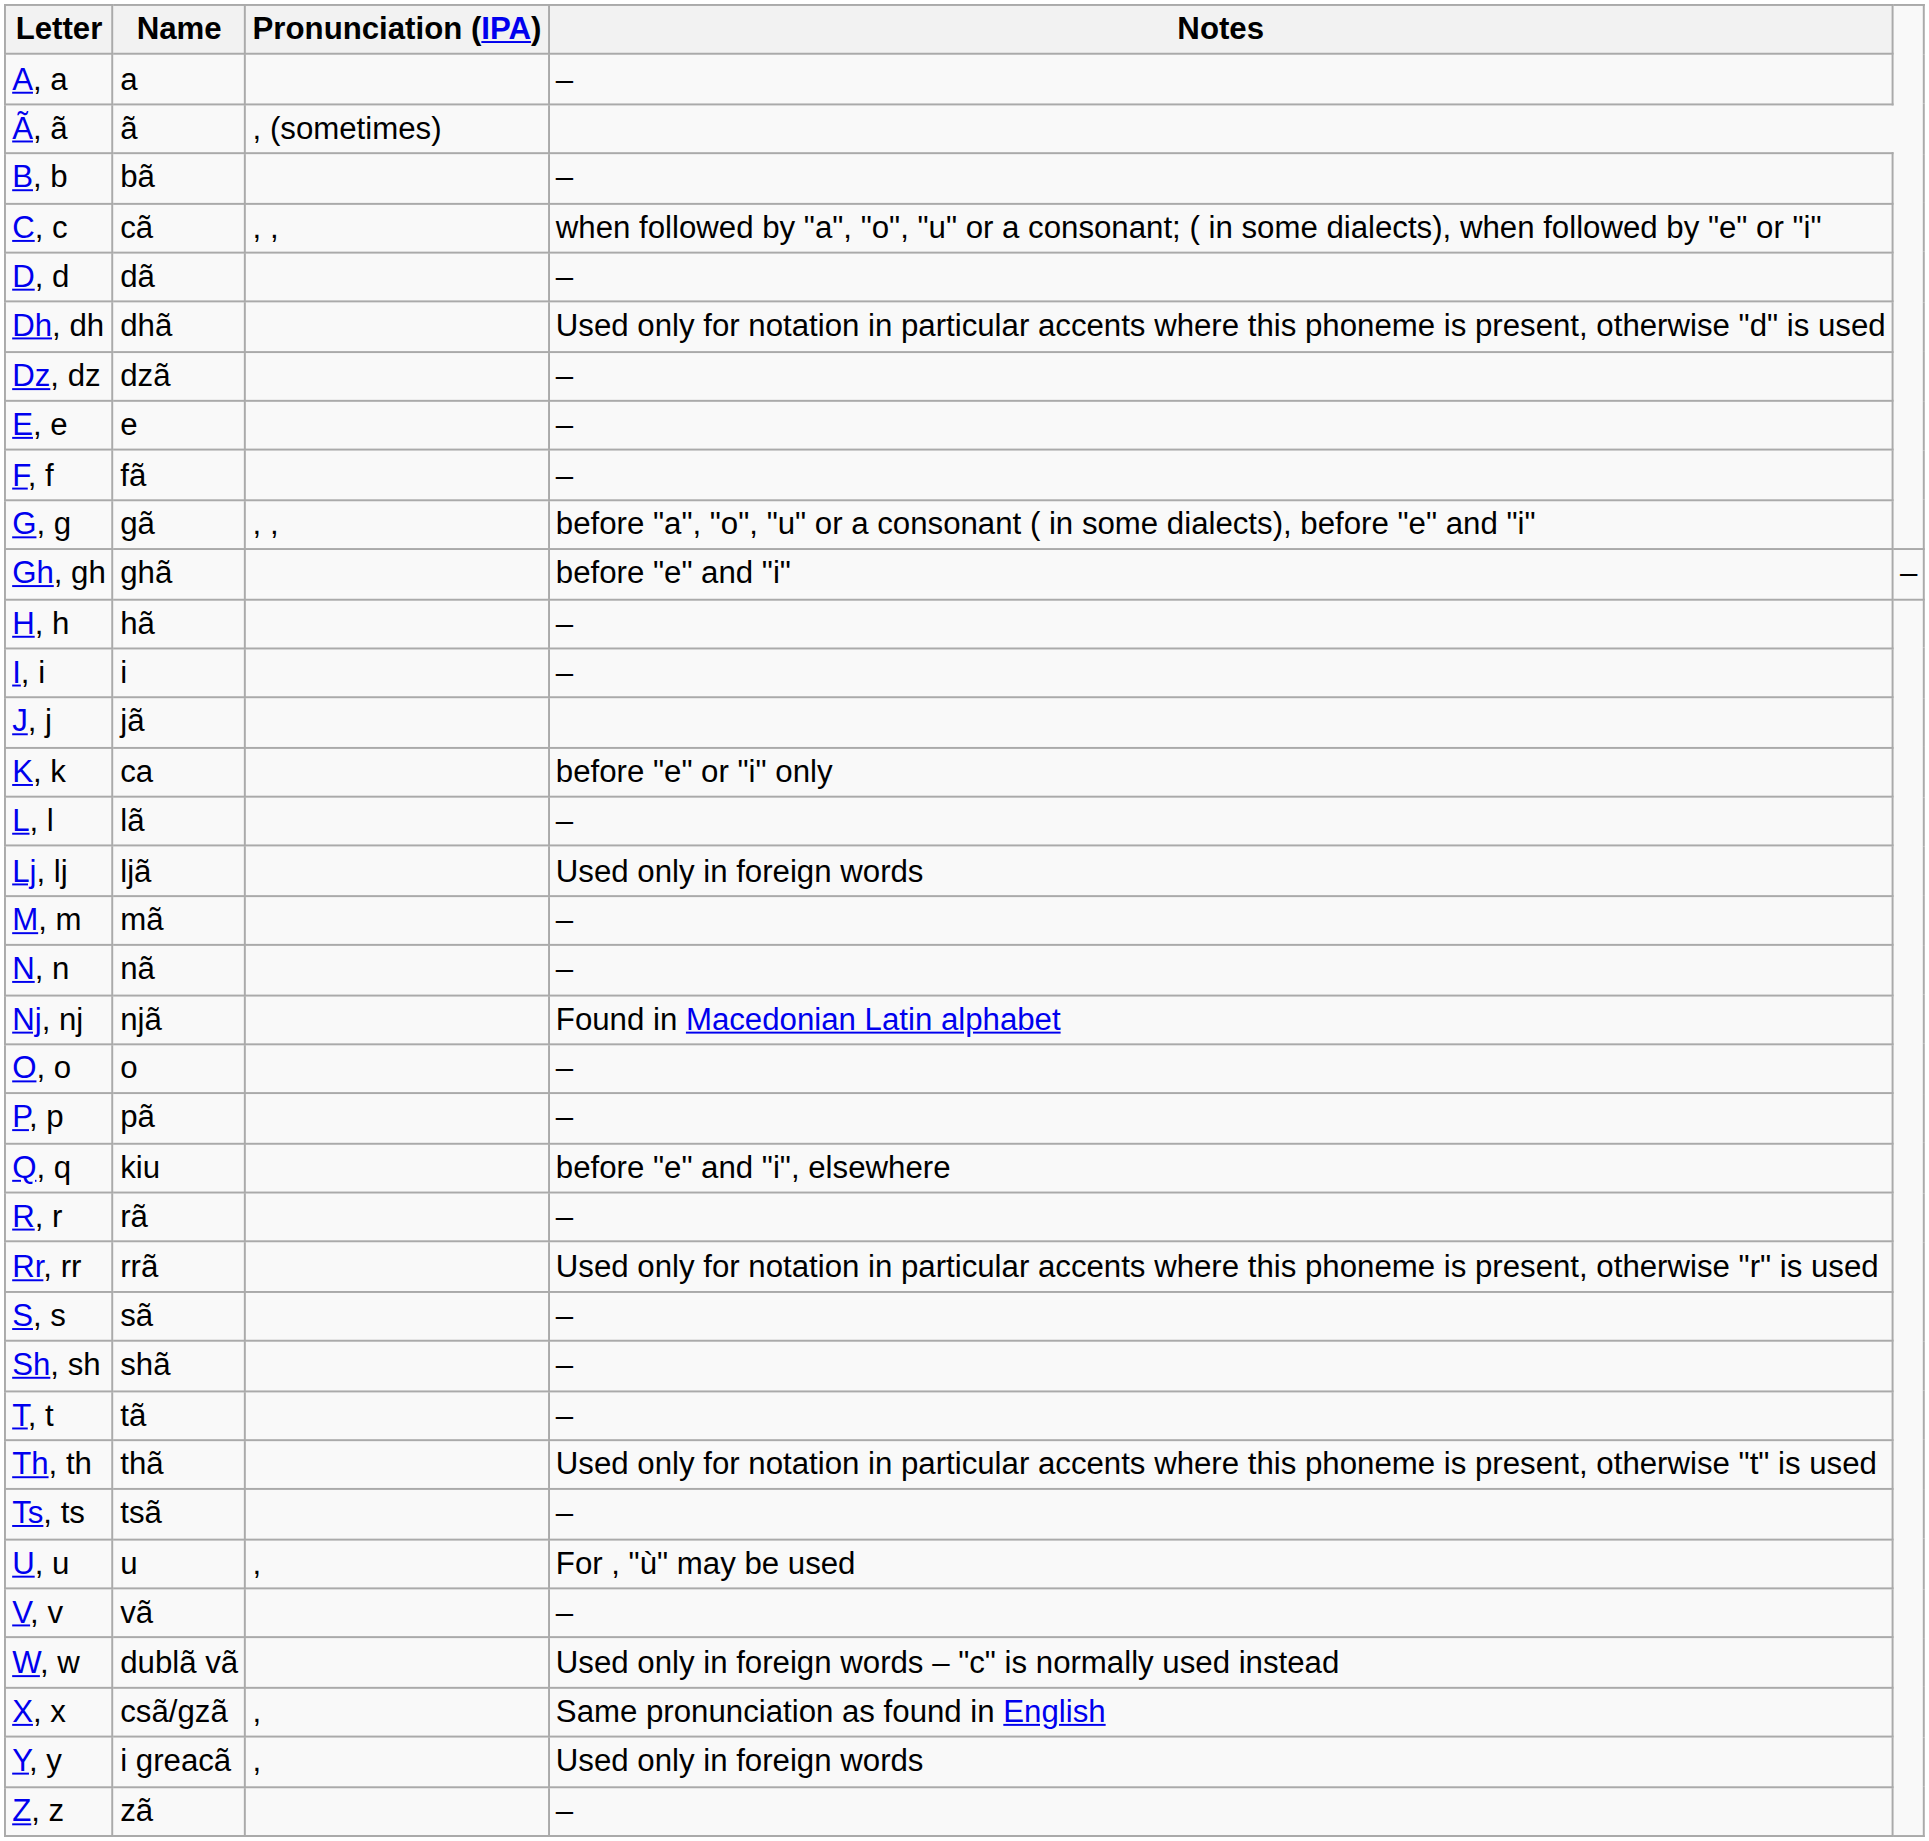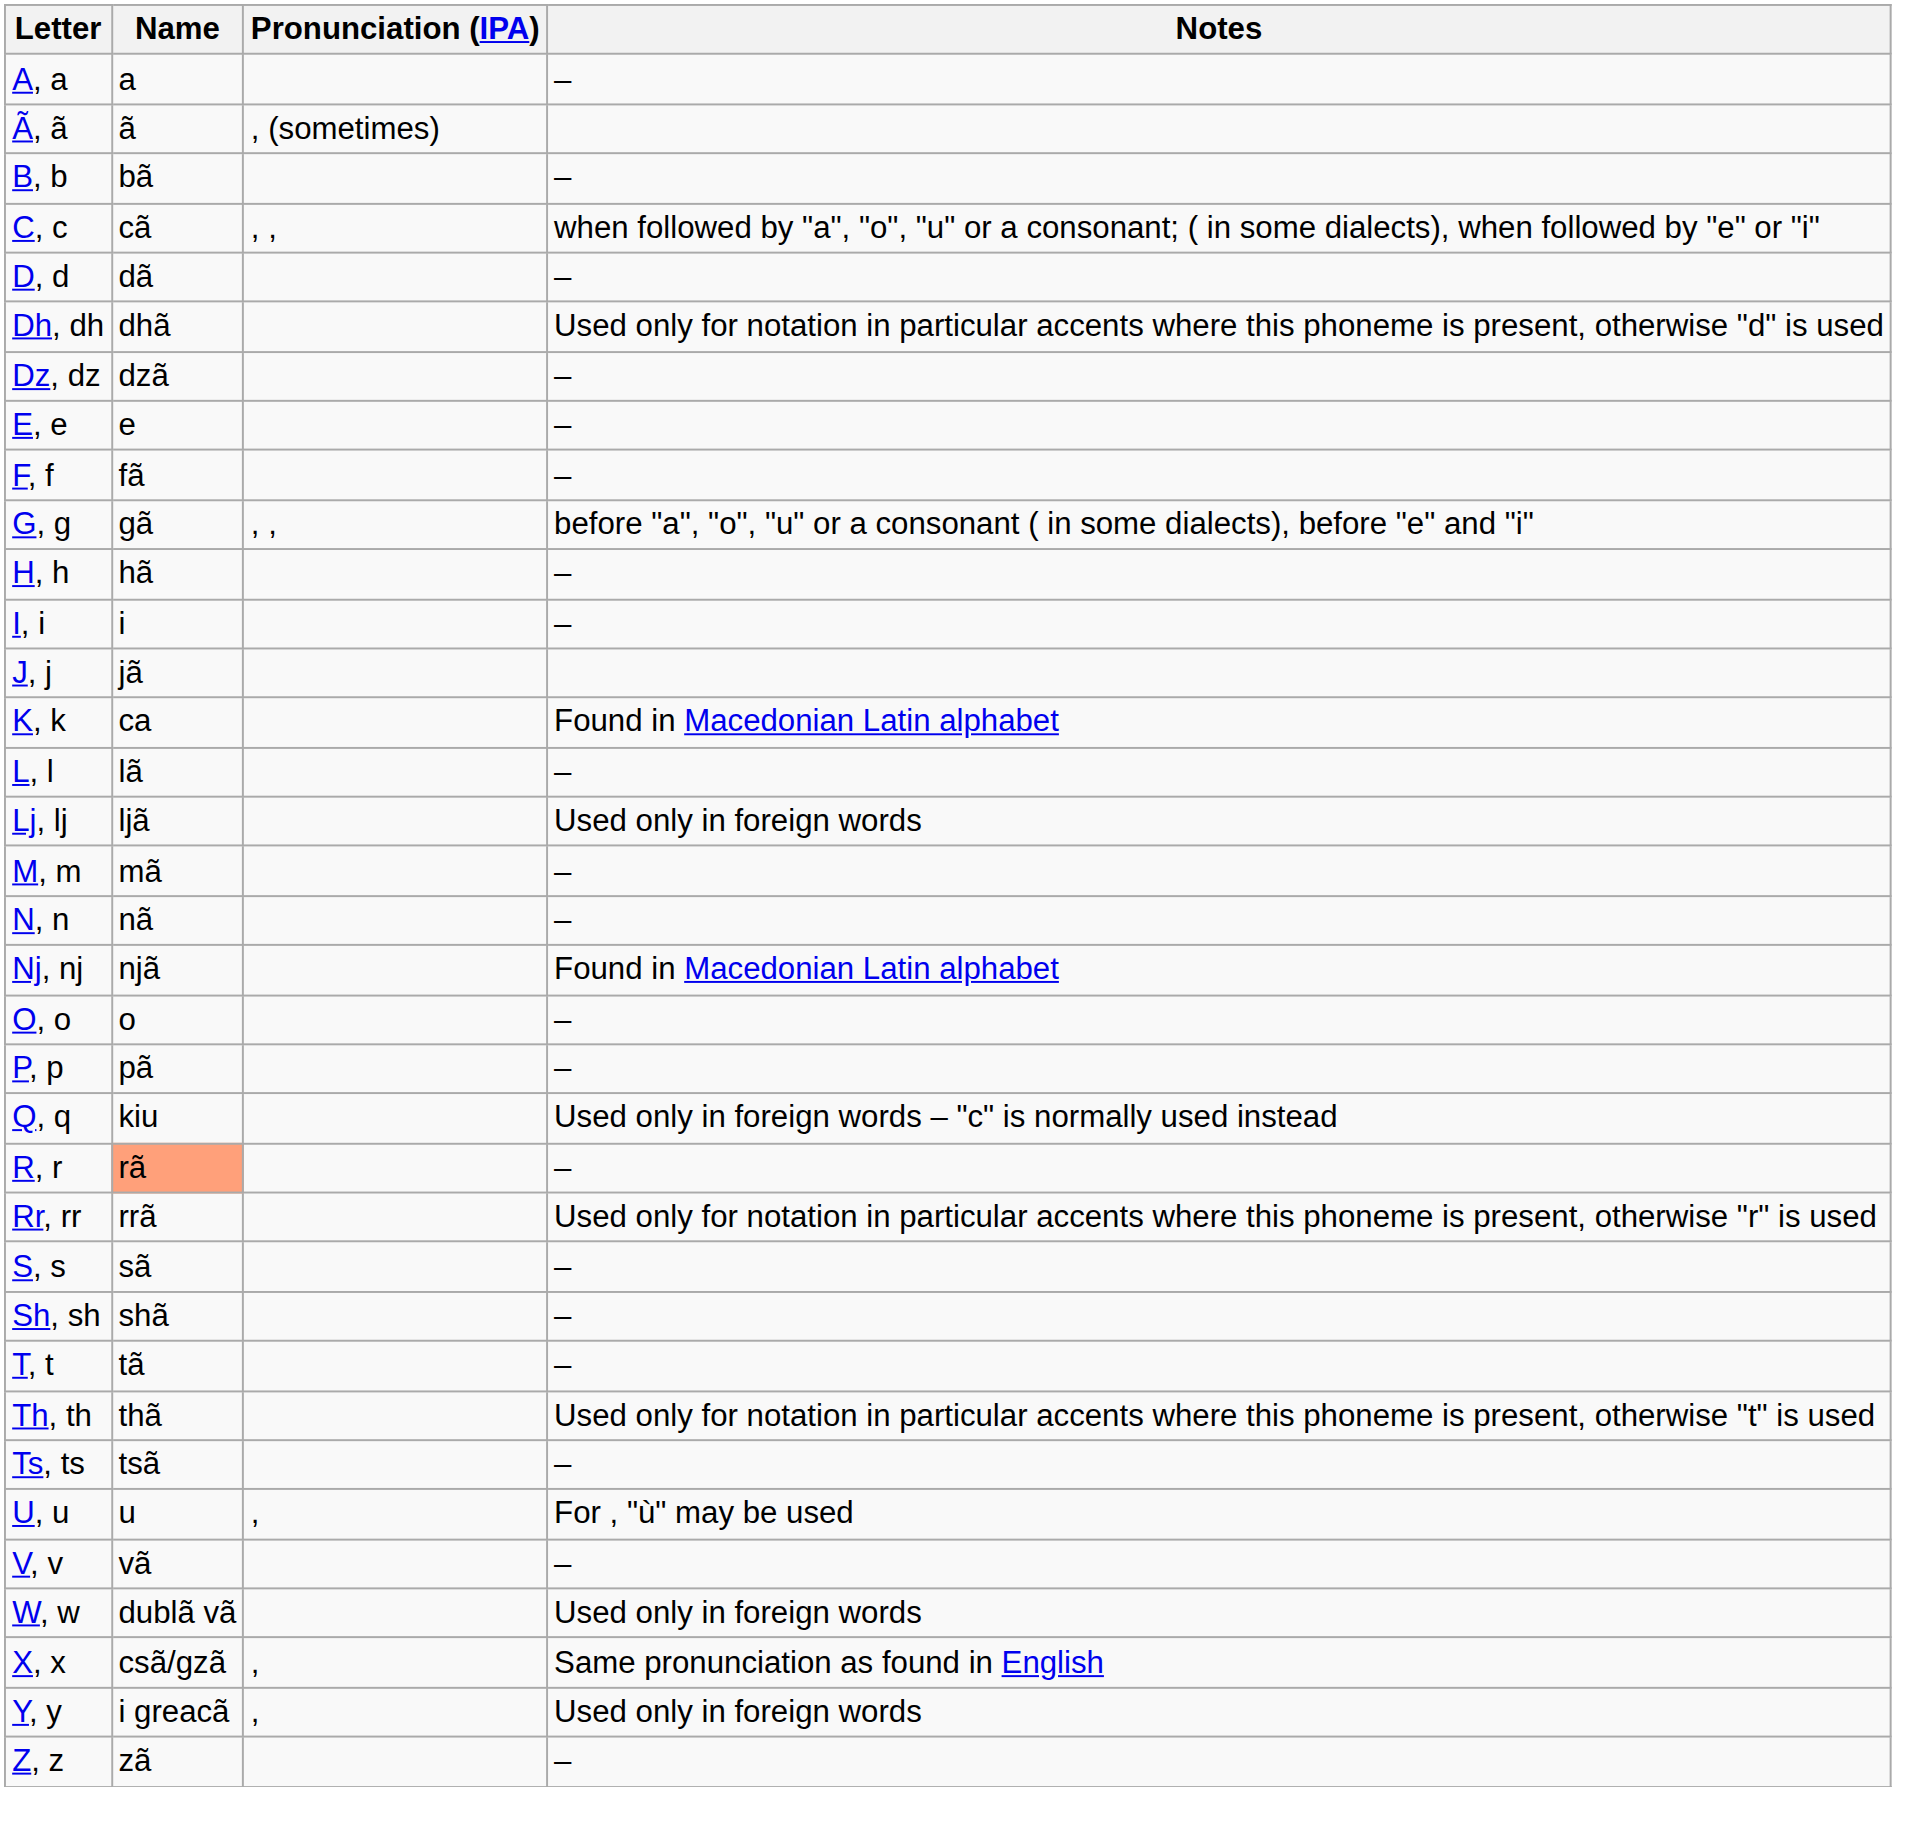- row: (59, 573)
(694, 771) before "e" or "i" only -> (806, 721) Found in Macedonian Latin alphabet
(753, 1167) before "e" and "i", elsewhere -> (946, 1117) Used only in foreign words – "c" is normally used instead
(134, 1216) no background -> (132, 1167) lightsalmon background
(948, 1662) Used only in foreign words – "c" is normally used instead -> (738, 1612) Used only in foreign words
